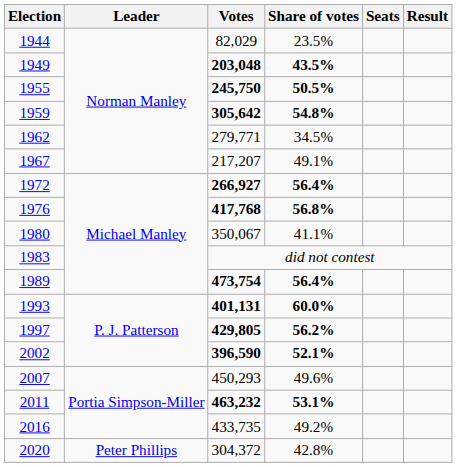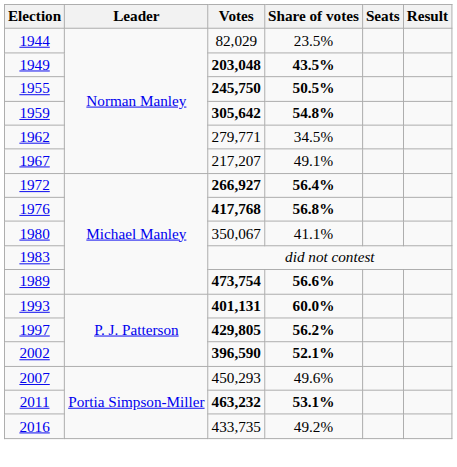(313, 281) 56.4% -> (313, 281) 56.6%
- row: (35, 450)
